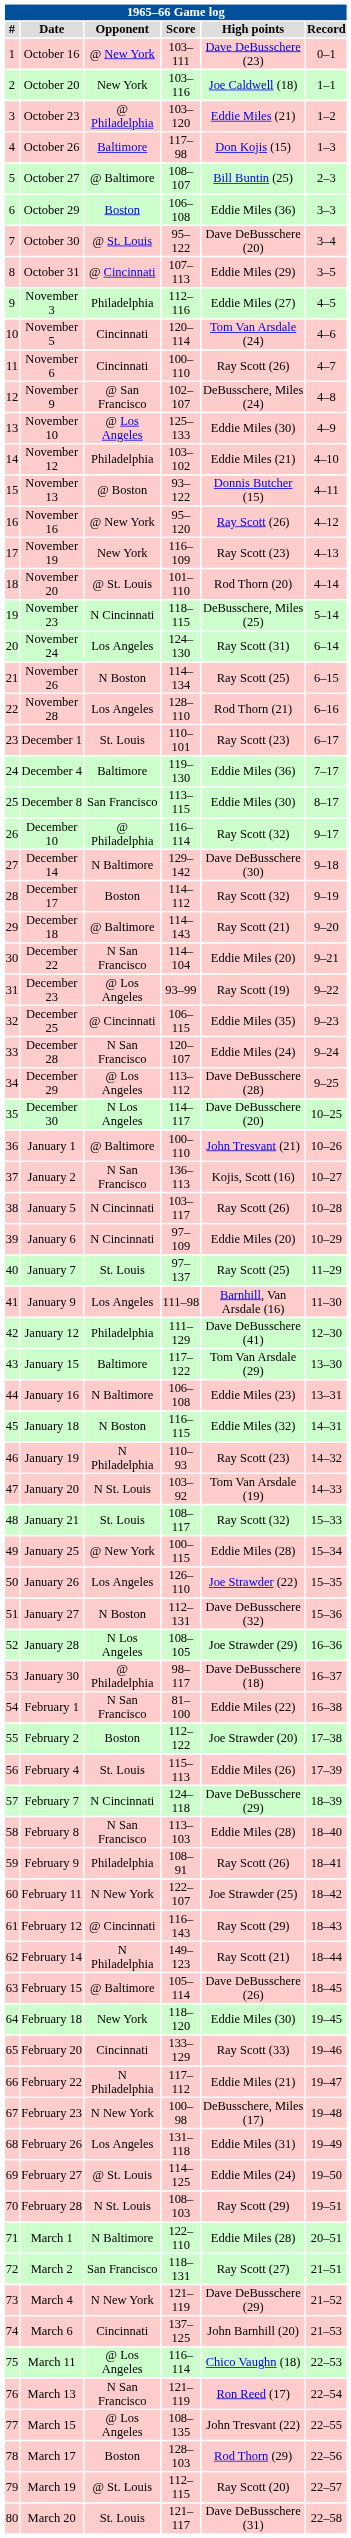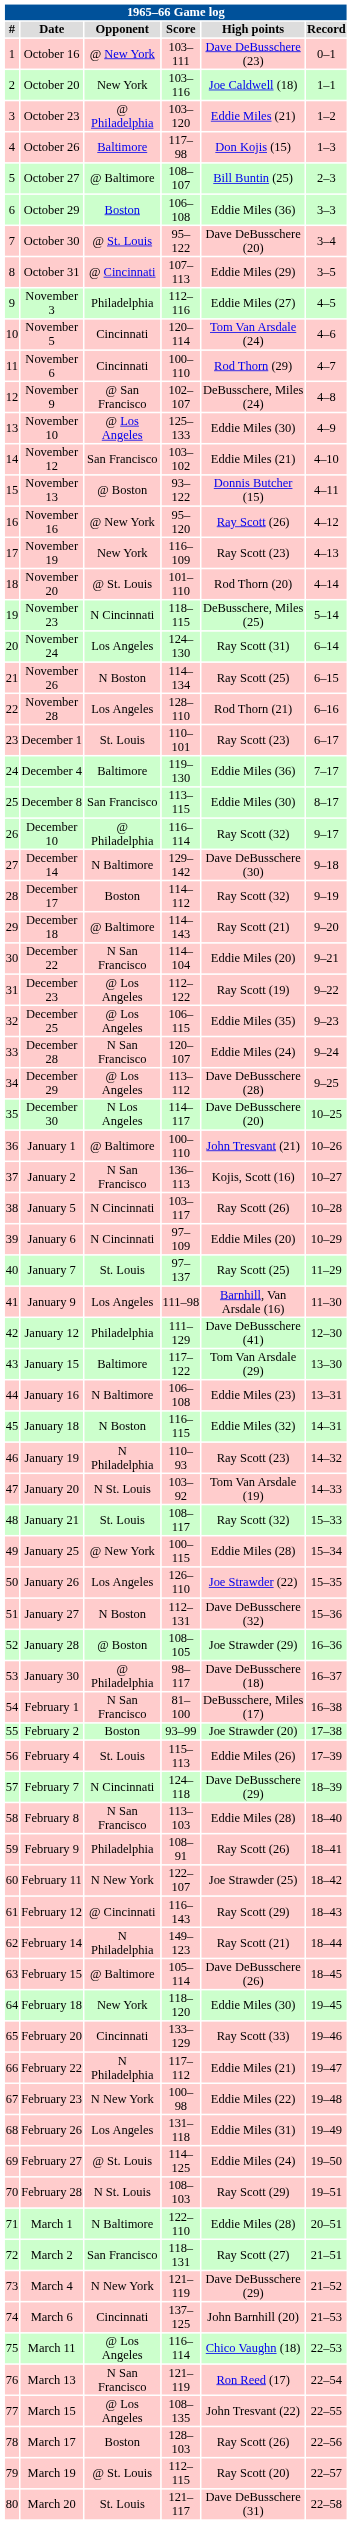(253, 365) Ray Scott (26) -> (253, 365) Rod Thorn (29)
(122, 459) Philadelphia -> (122, 459) San Francisco
(181, 989) 93–99 -> (181, 989) 112–122
(122, 1021) @ Cincinnati -> (122, 1021) @ Los Angeles
(122, 1645) N Los Angeles -> (122, 1645) @ Boston
(253, 1707) Eddie Miles (22) -> (253, 1707) DeBusschere, Miles (17)
(181, 1738) 112–122 -> (181, 1731) 93–99
(253, 2113) DeBusschere, Miles (17) -> (253, 2098) Eddie Miles (22)
(253, 2456) Rod Thorn (29) -> (253, 2442) Ray Scott (26)
